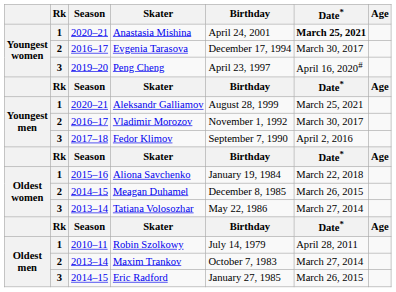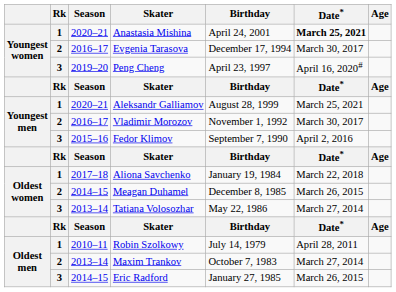(90, 138) 2017–18 -> (90, 138) 2015–16
(90, 175) 2015–16 -> (90, 175) 2017–18
